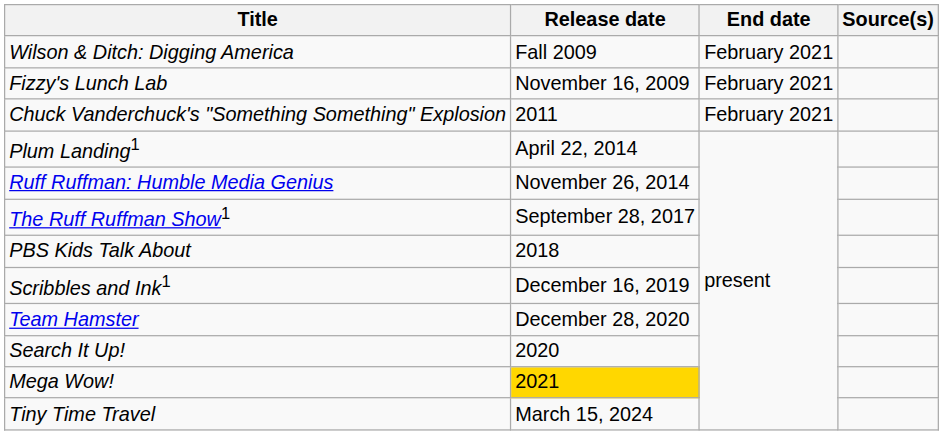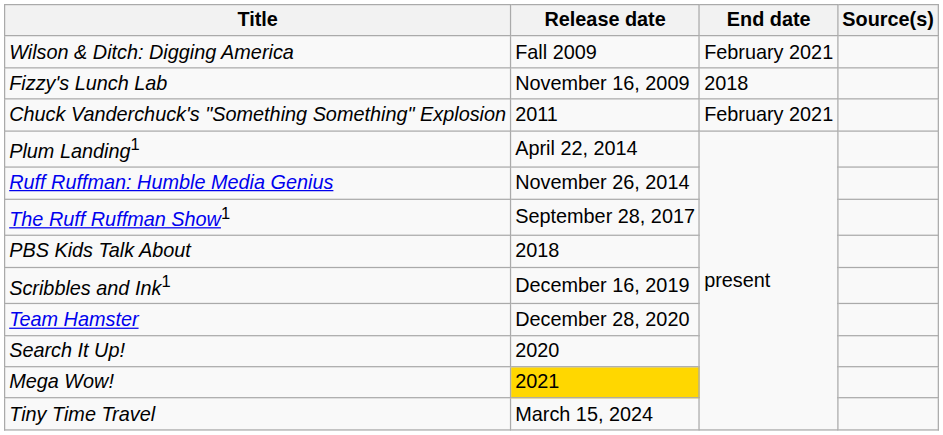(769, 83) February 2021 -> (726, 83) 2018
